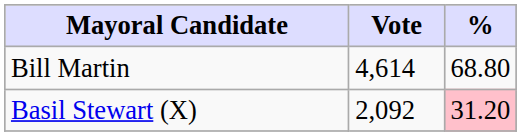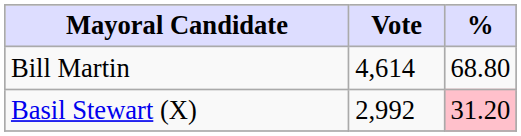(385, 109) 2,092 -> (385, 109) 2,992
